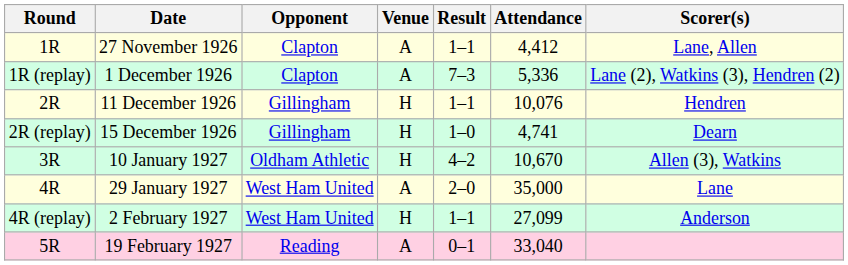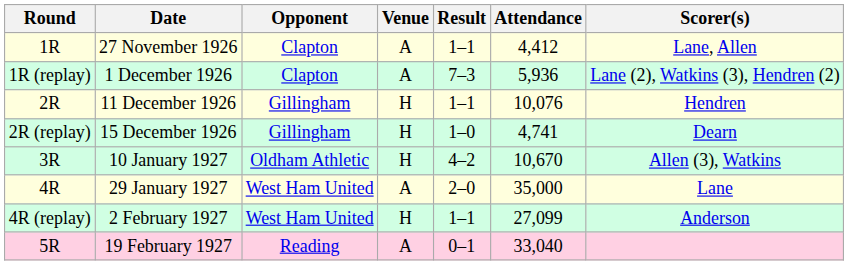(538, 75) 5,336 -> (538, 75) 5,936
